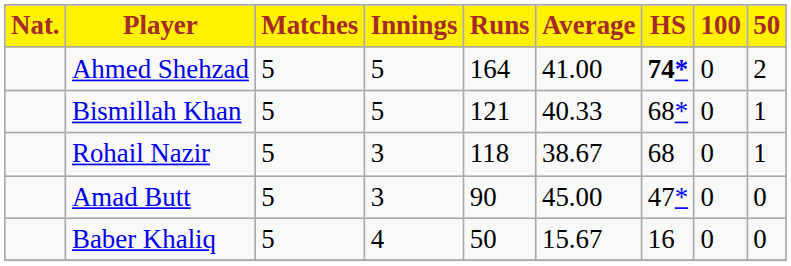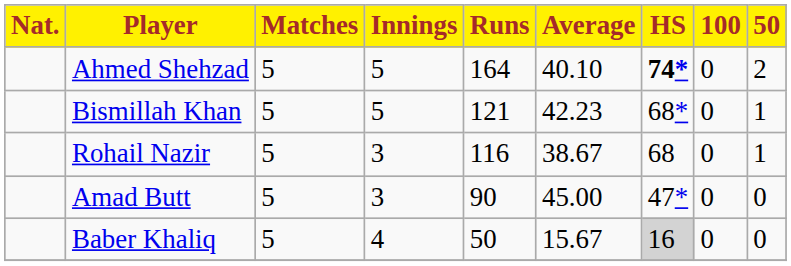(572, 68) 41.00 -> (572, 68) 40.10
(572, 111) 40.33 -> (572, 111) 42.23
(489, 153) 118 -> (489, 153) 116
(661, 238) no background -> (661, 238) lightgrey background
